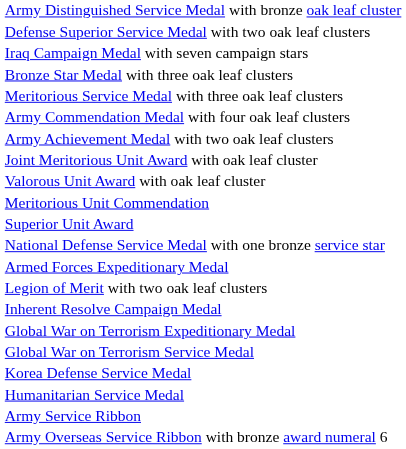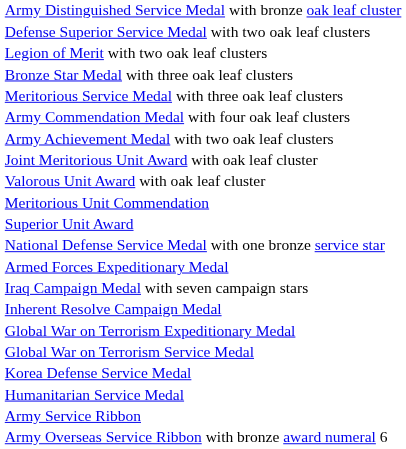rows swapped: (136, 288) <-> (157, 53)
